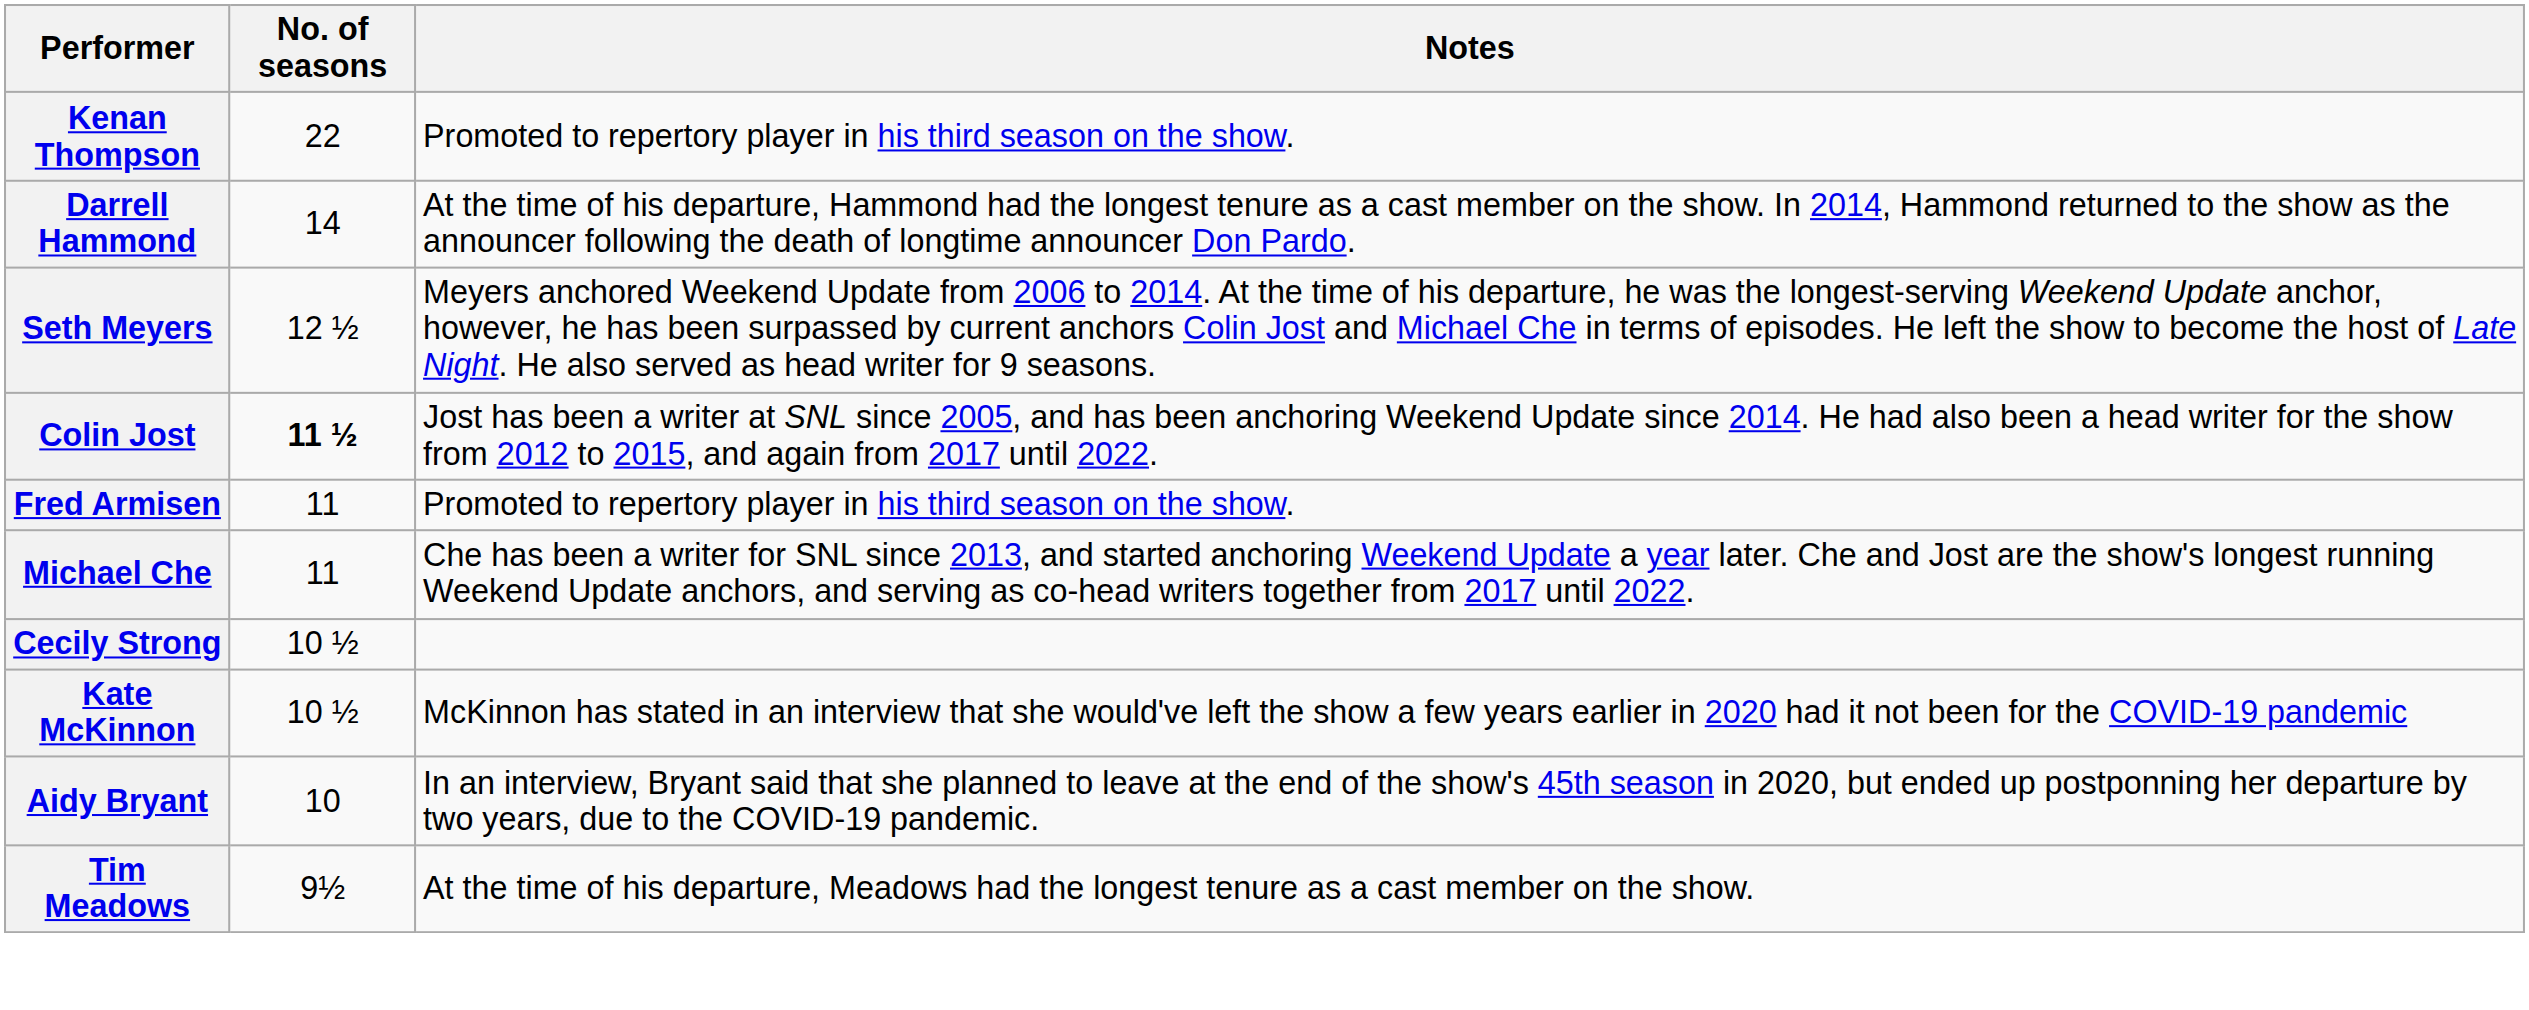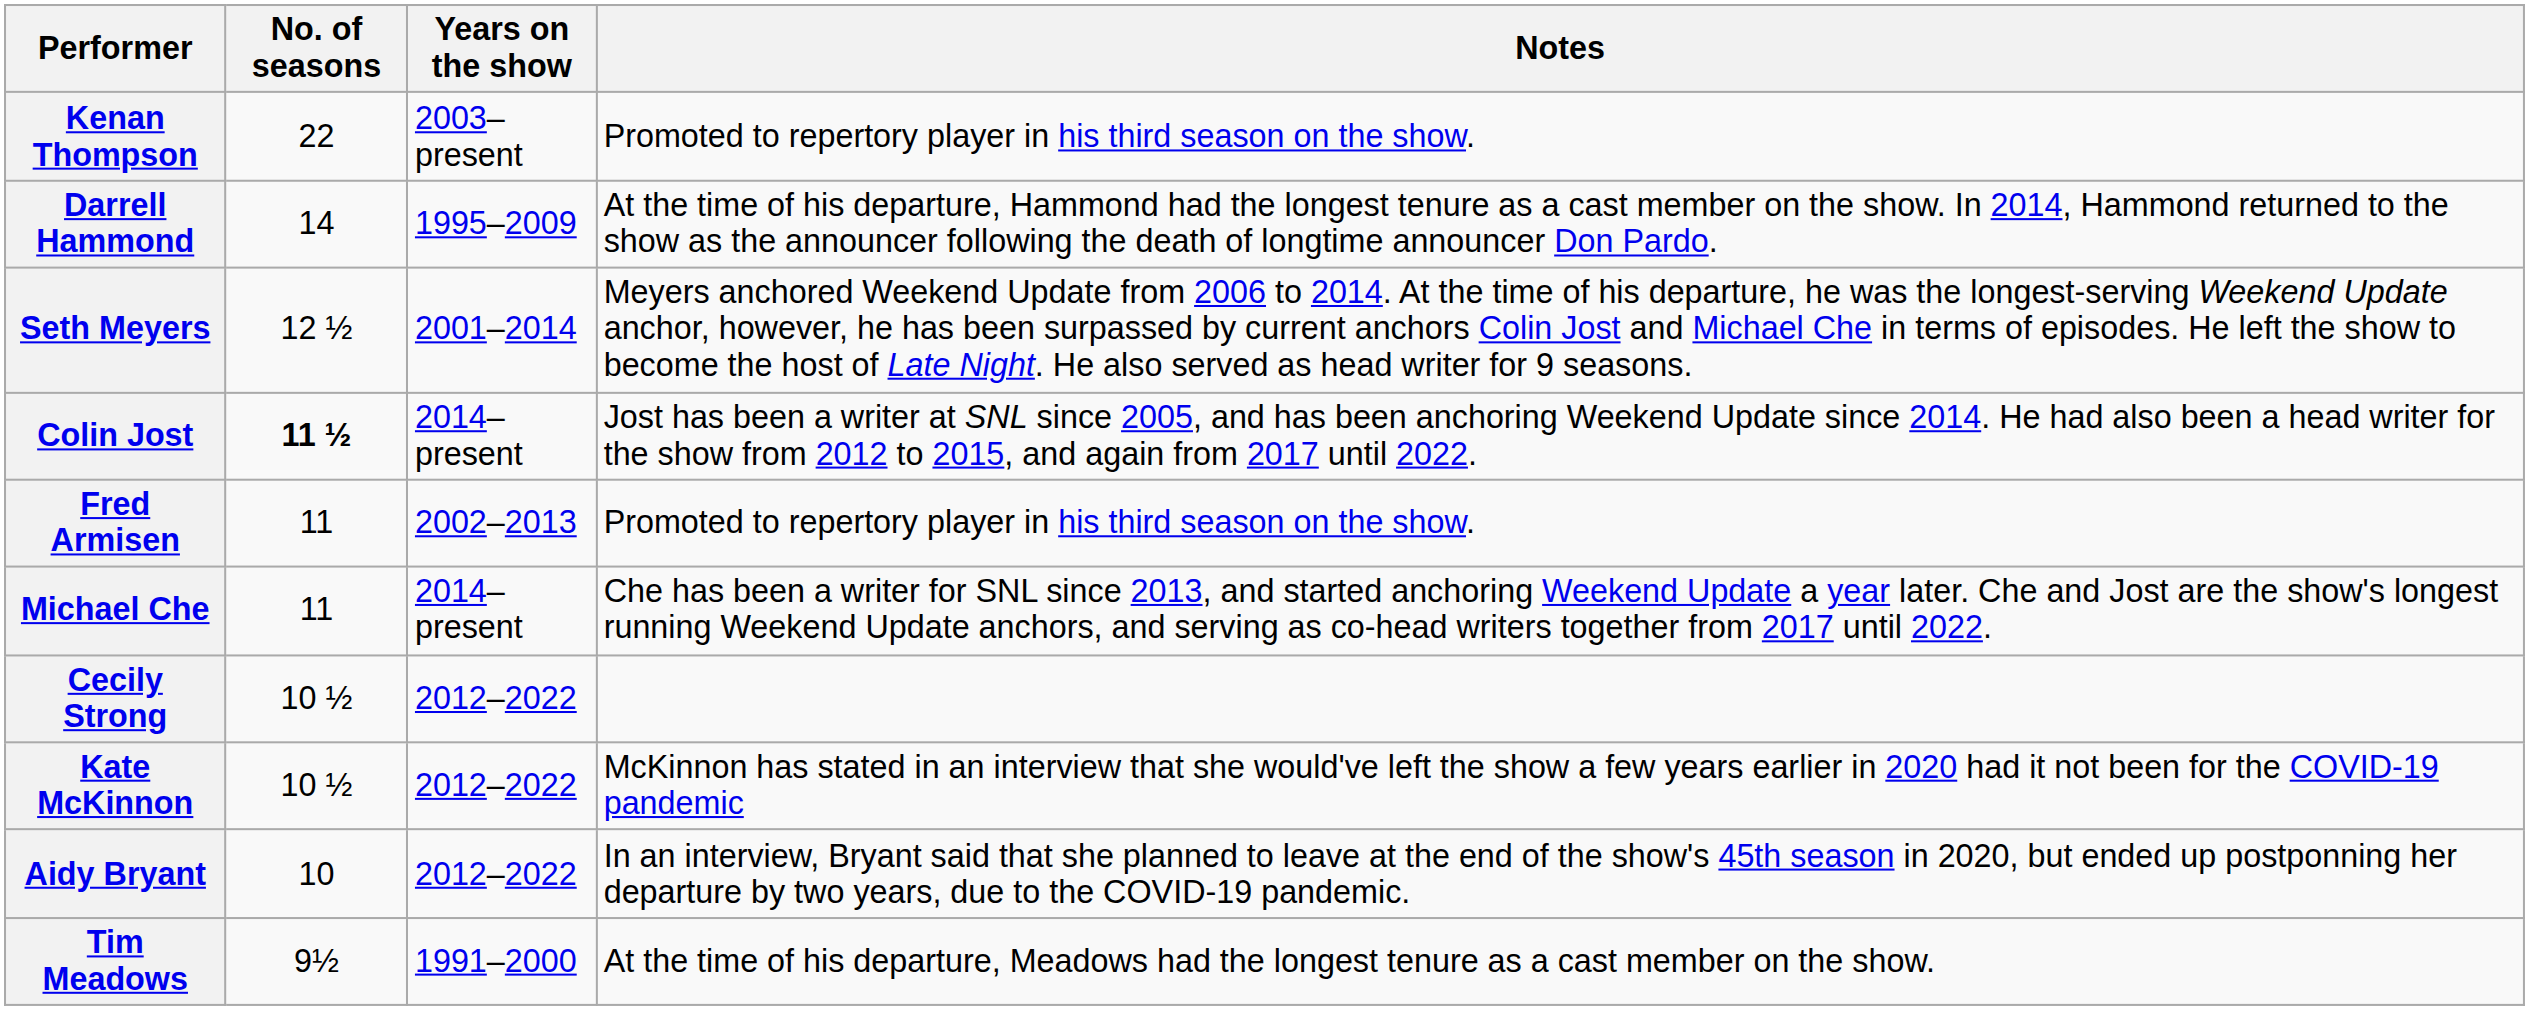+ column: (502, 48)
